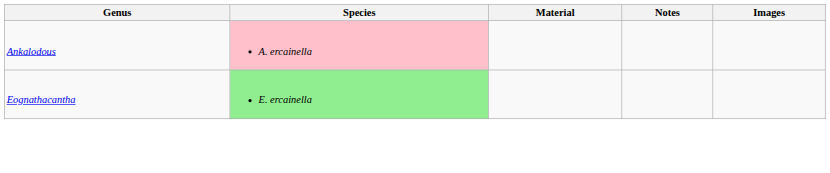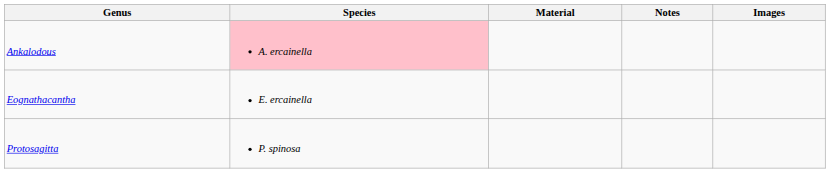(359, 100) lightgreen background -> (359, 100) no background
+ row: (33, 149)
